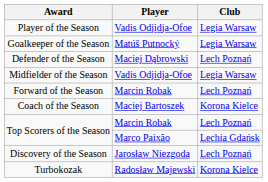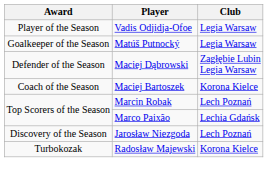(226, 59) Lech Poznań -> (230, 65) Zagłębie Lubin Legia Warsaw
- row: (58, 75)
- row: (58, 91)
